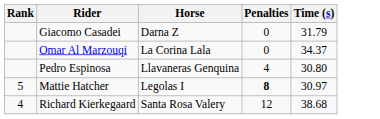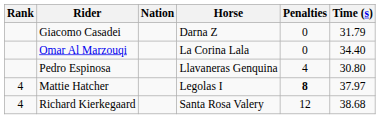+ column: (157, 13)
(314, 50) 34.37 -> (353, 50) 34.40
(20, 86) 5 -> (20, 86) 4
(314, 86) 30.97 -> (353, 86) 37.97
